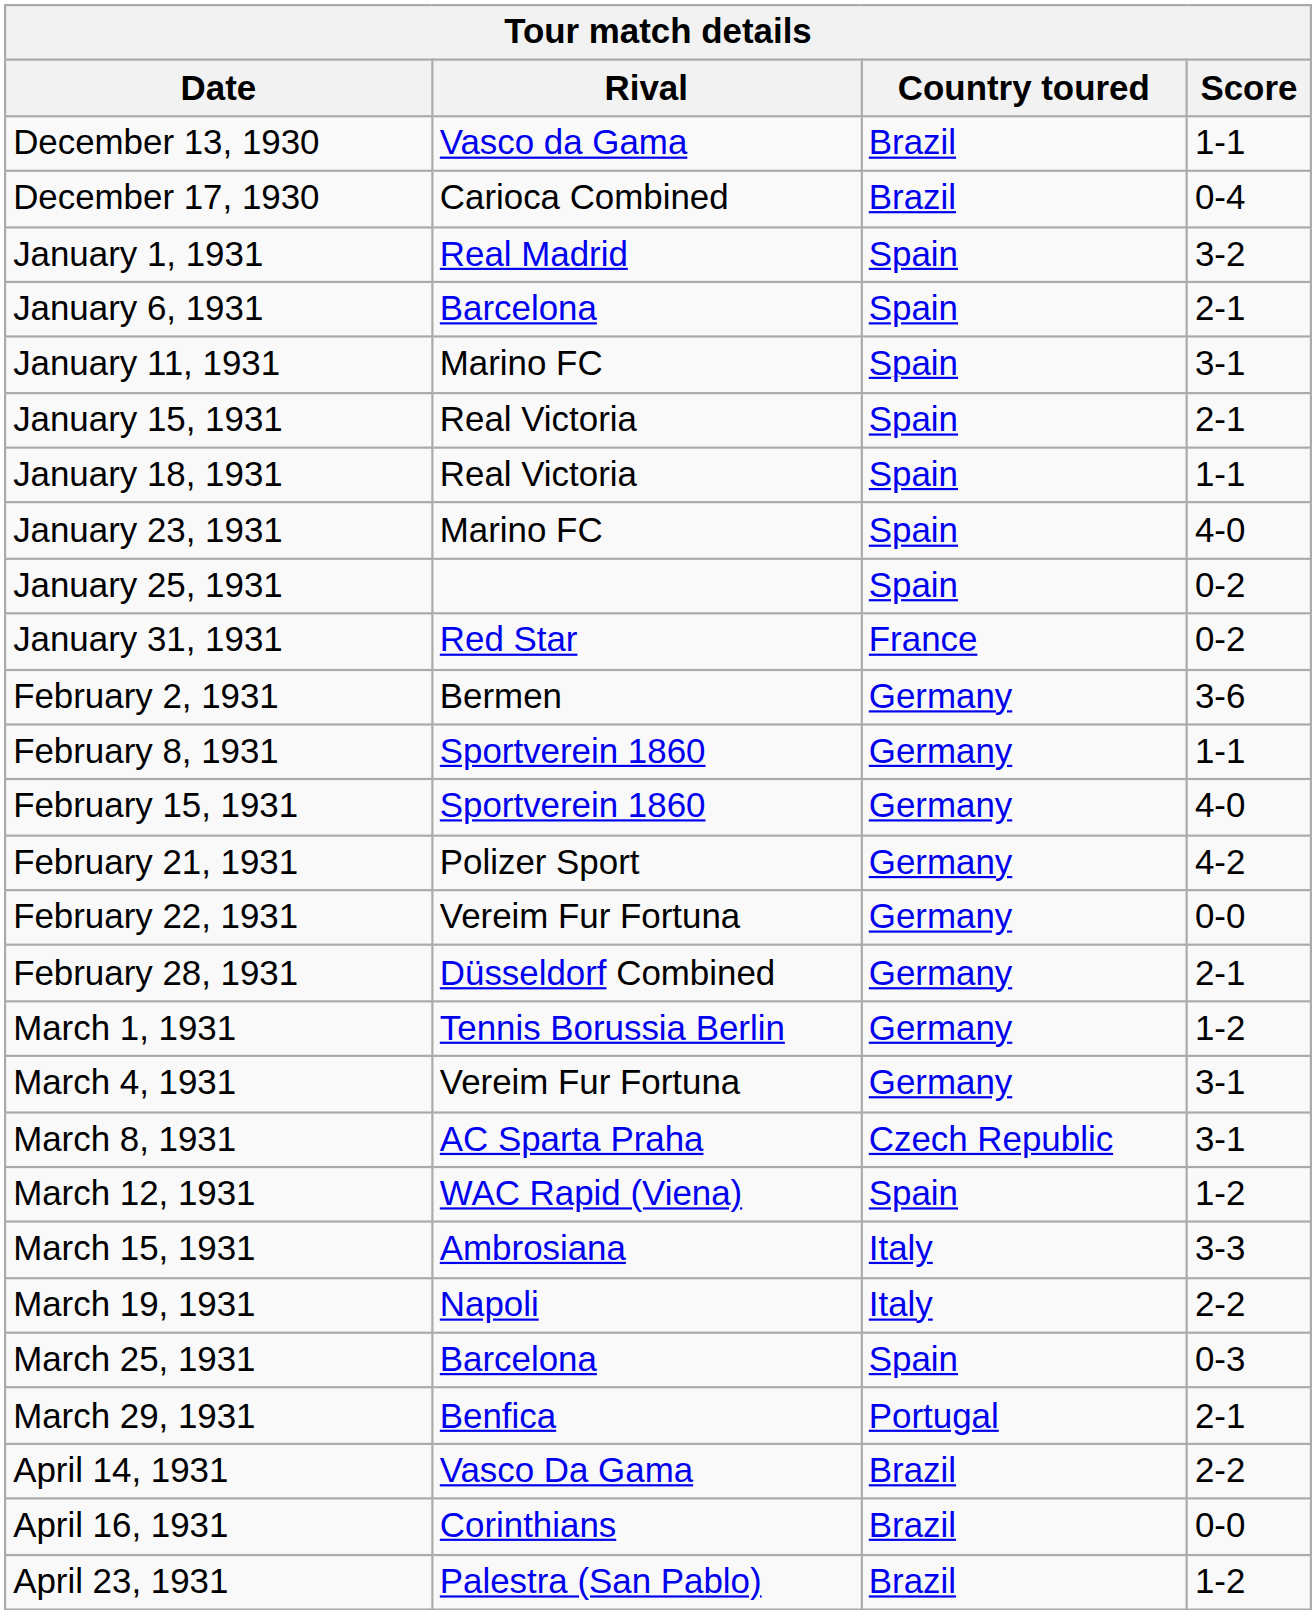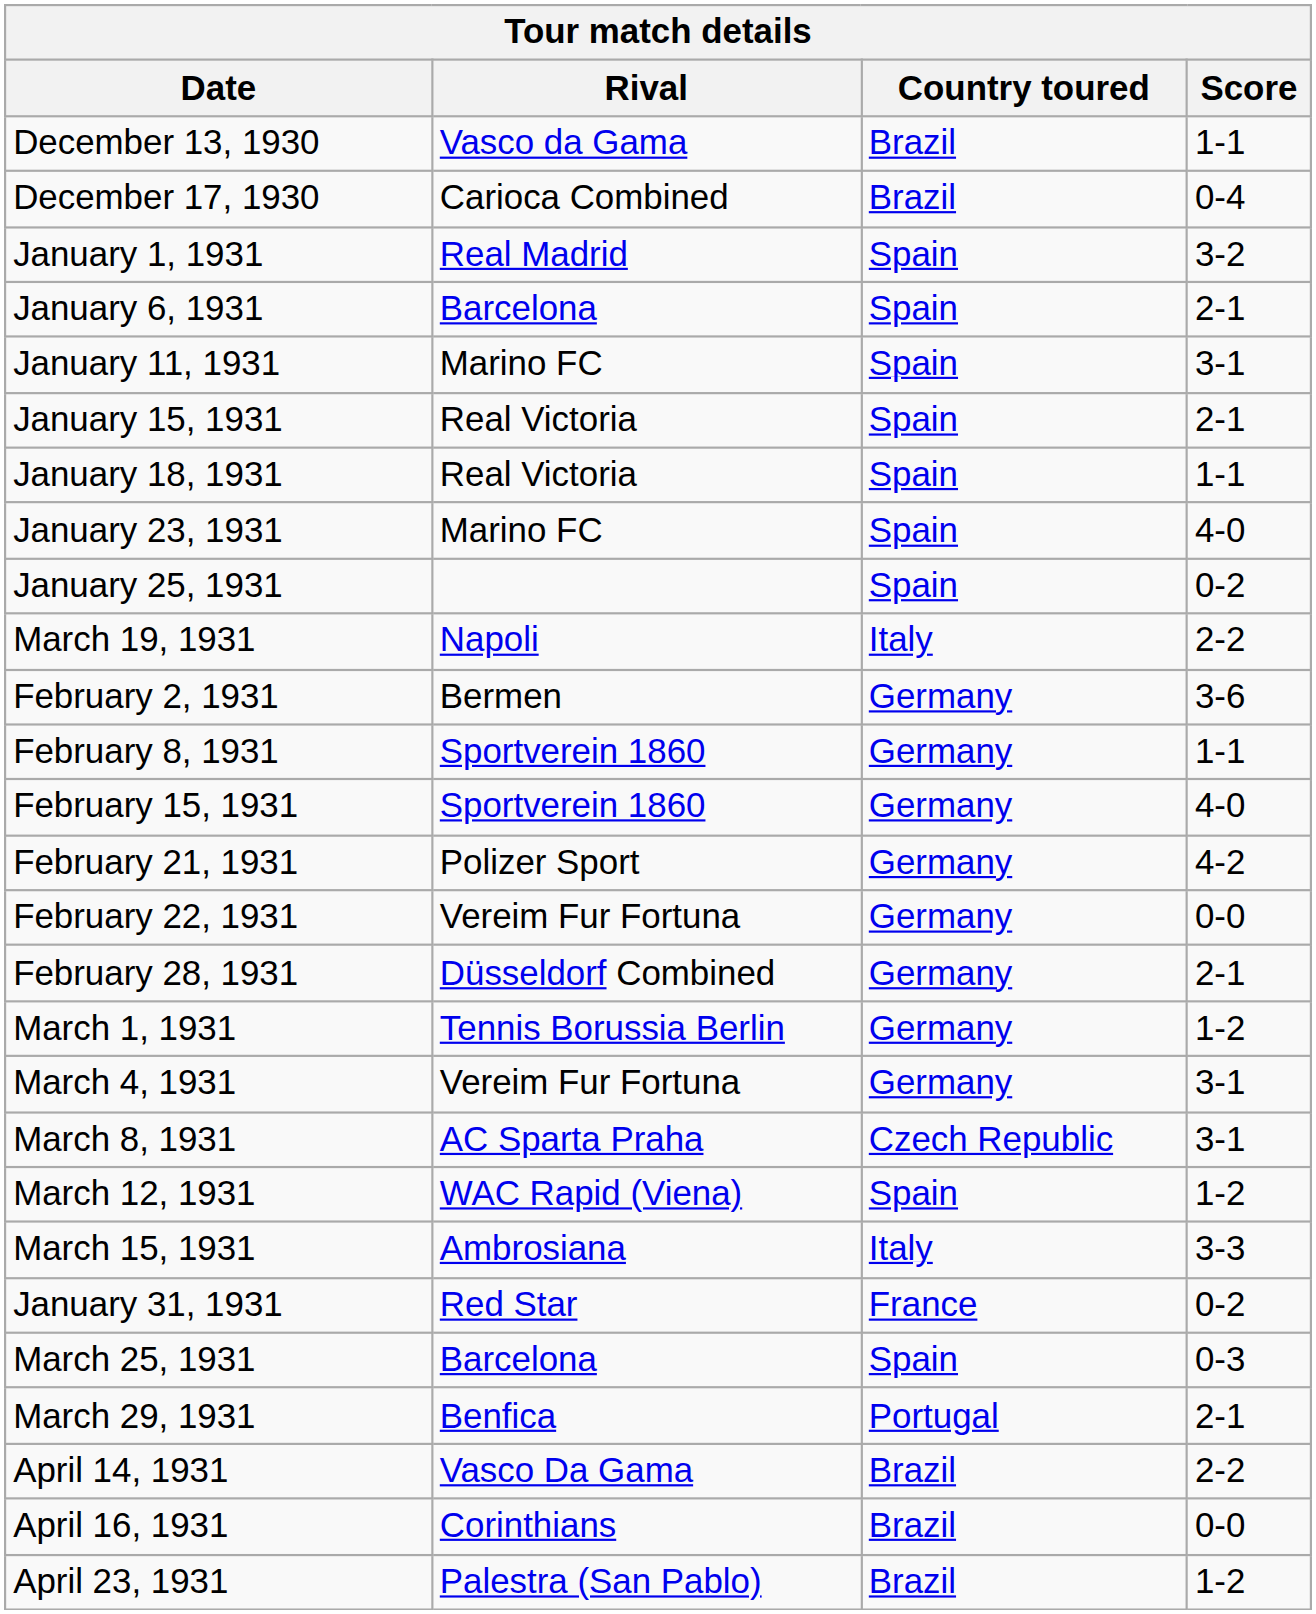rows swapped: (148, 640) <-> (134, 1304)
